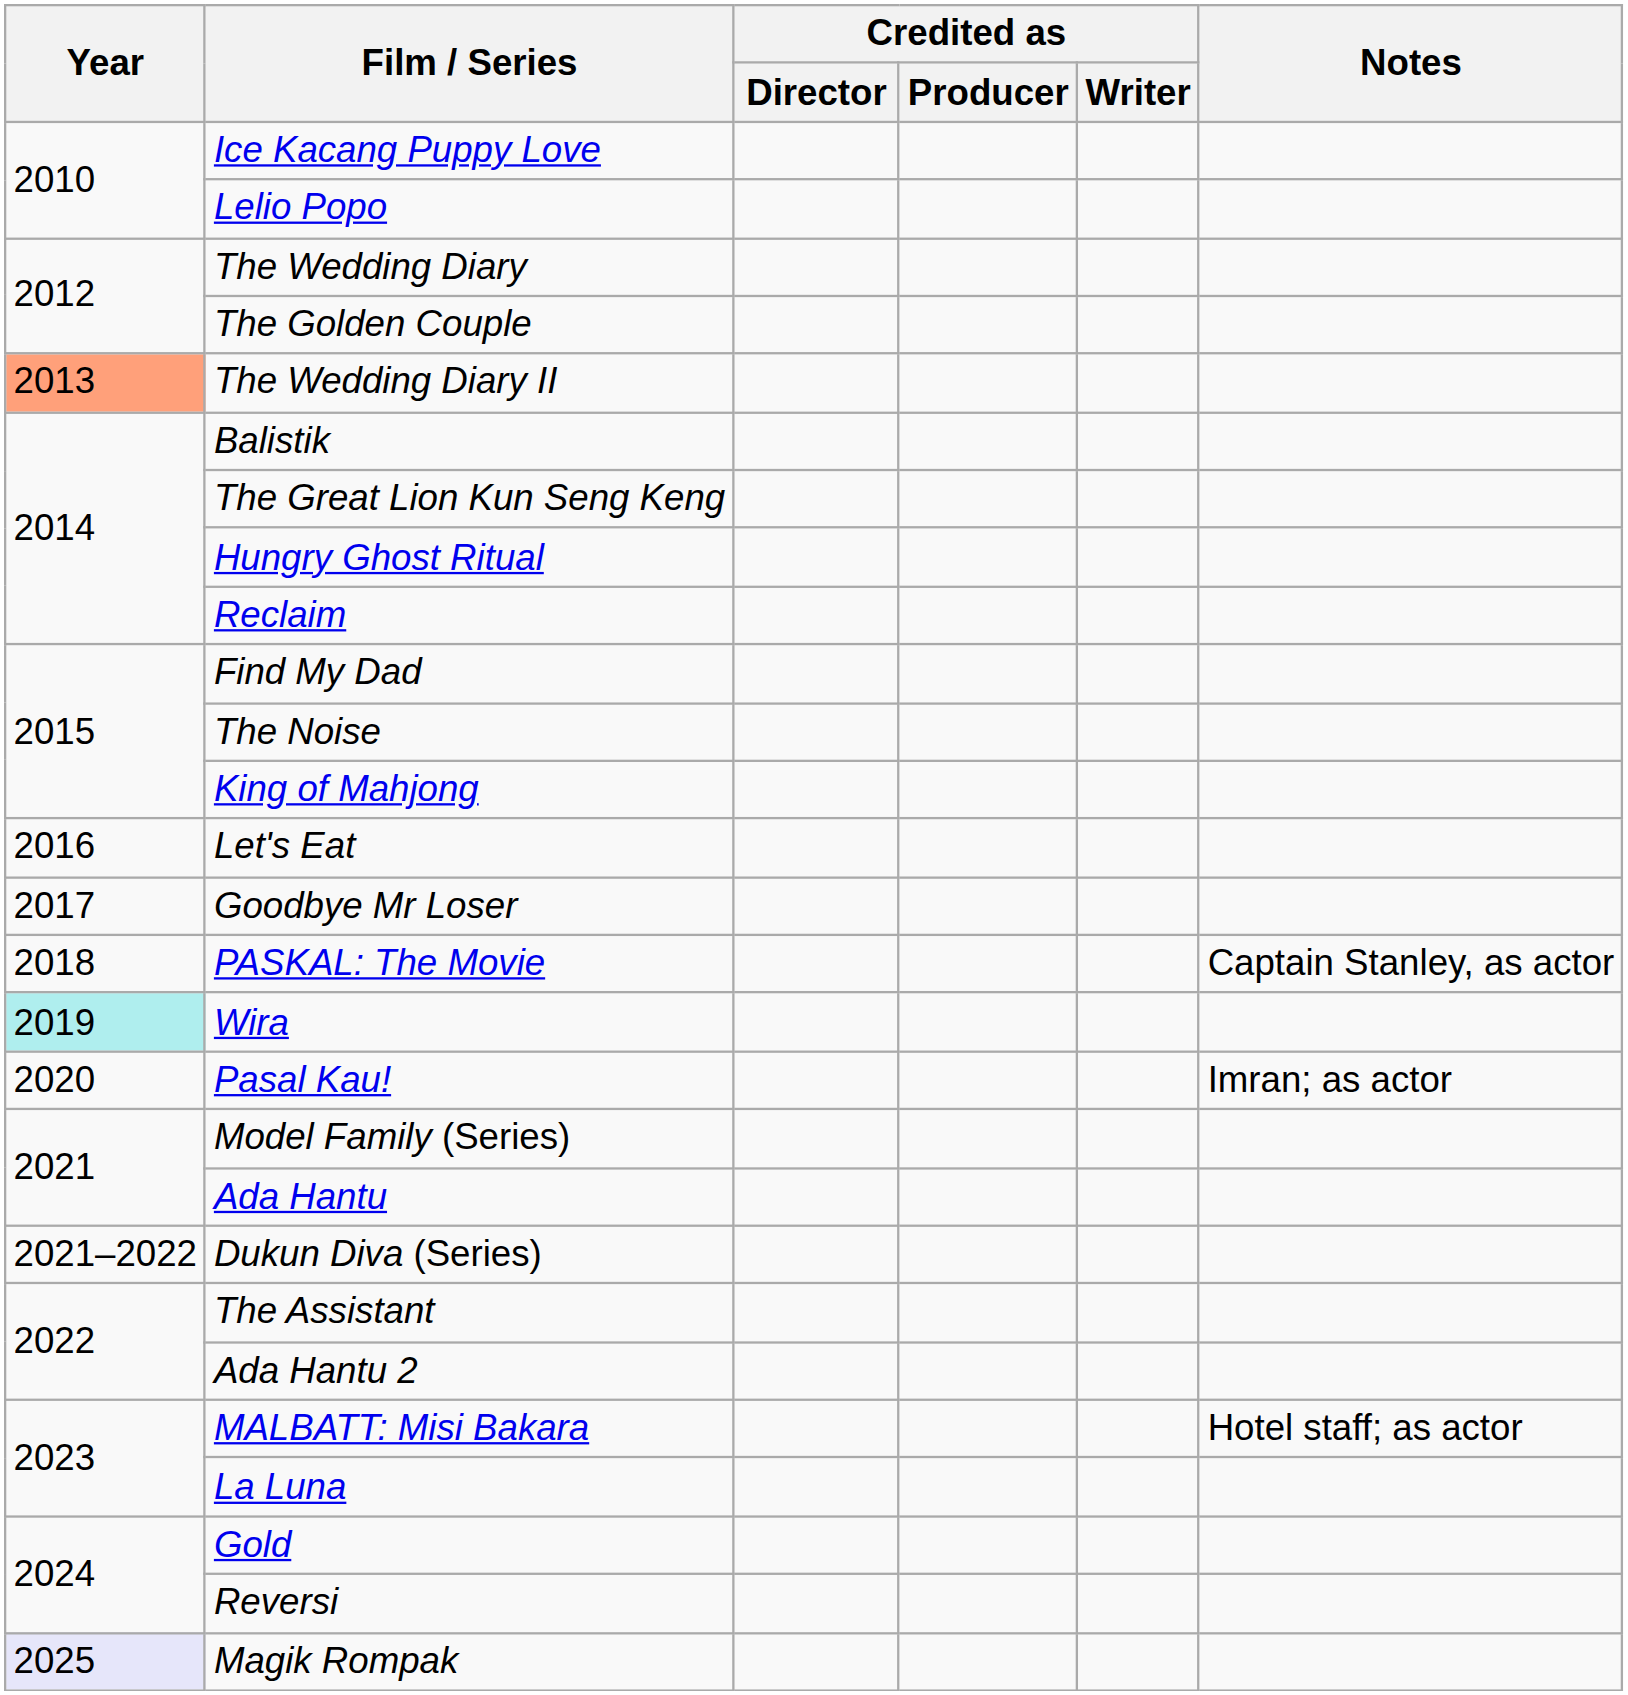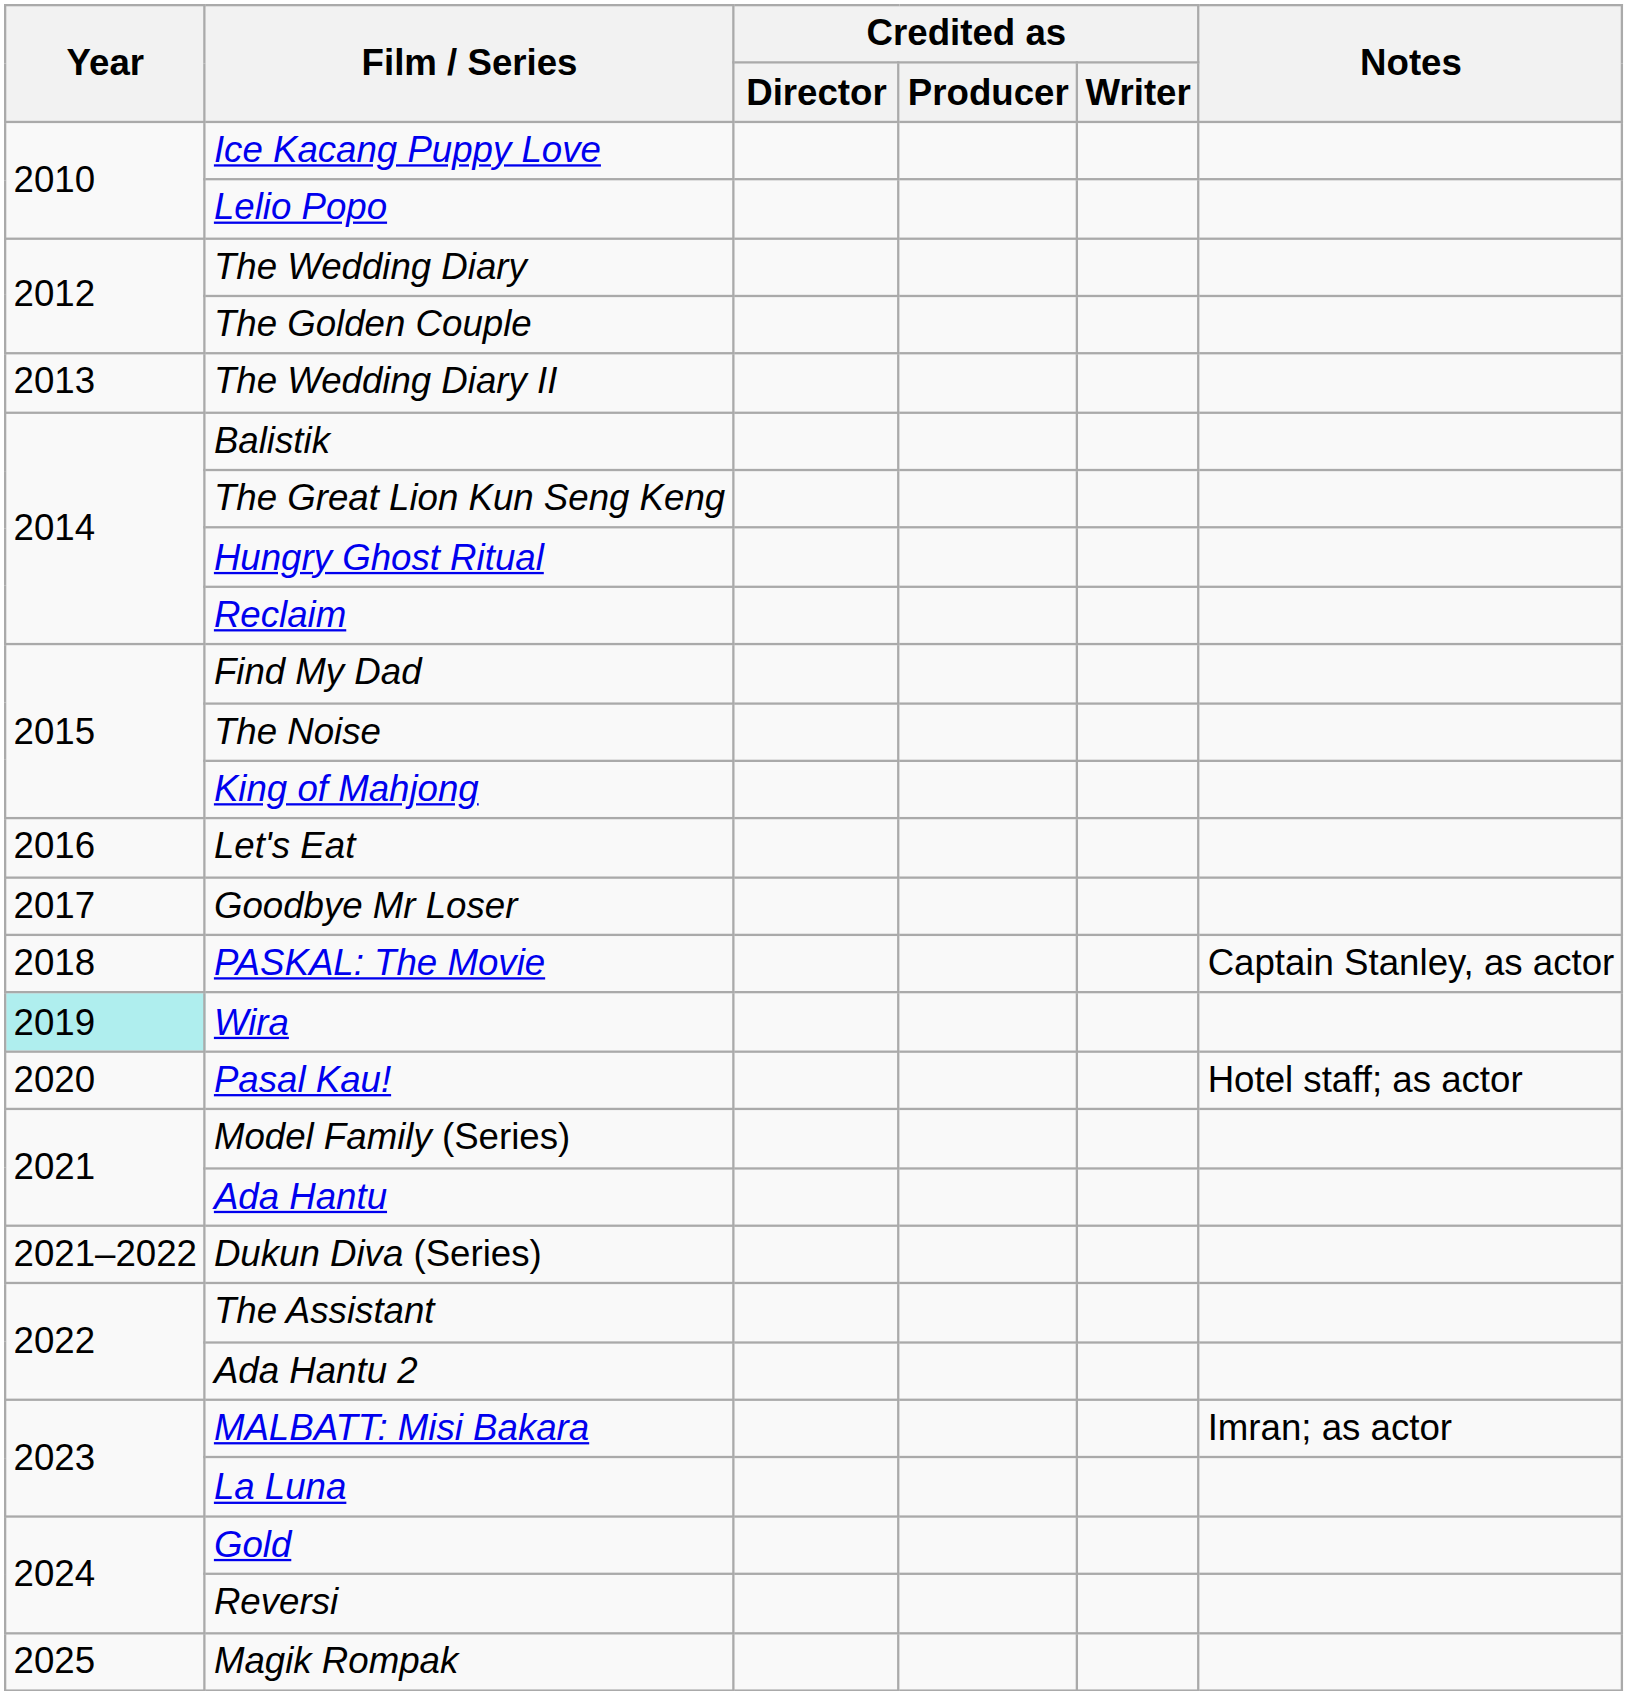(54, 382) lightsalmon background -> (54, 382) no background
(1330, 1079) Imran; as actor -> (1365, 1079) Hotel staff; as actor
(1365, 1428) Hotel staff; as actor -> (1330, 1428) Imran; as actor
(54, 1660) lavender background -> (54, 1660) no background
